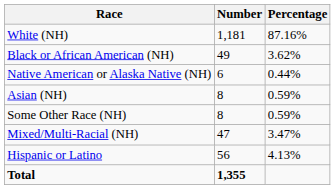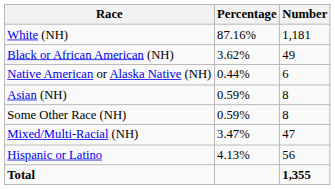columns swapped: (240, 14) <-> (298, 14)
